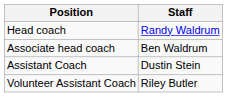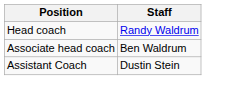- row: (71, 83)
